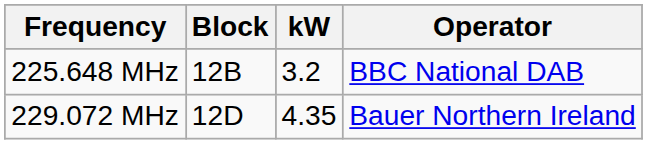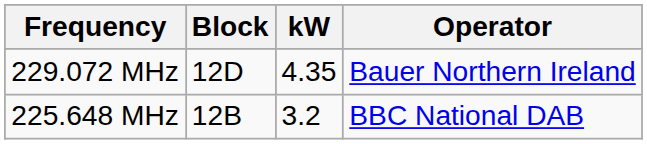rows swapped: (95, 71) <-> (95, 116)
